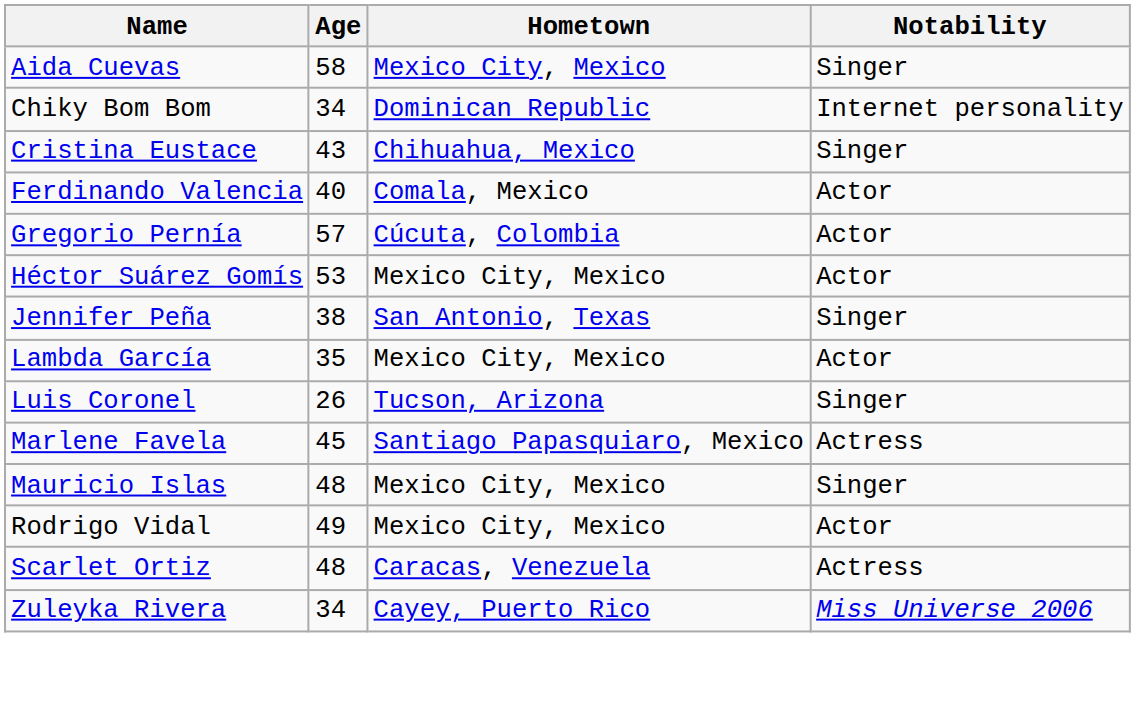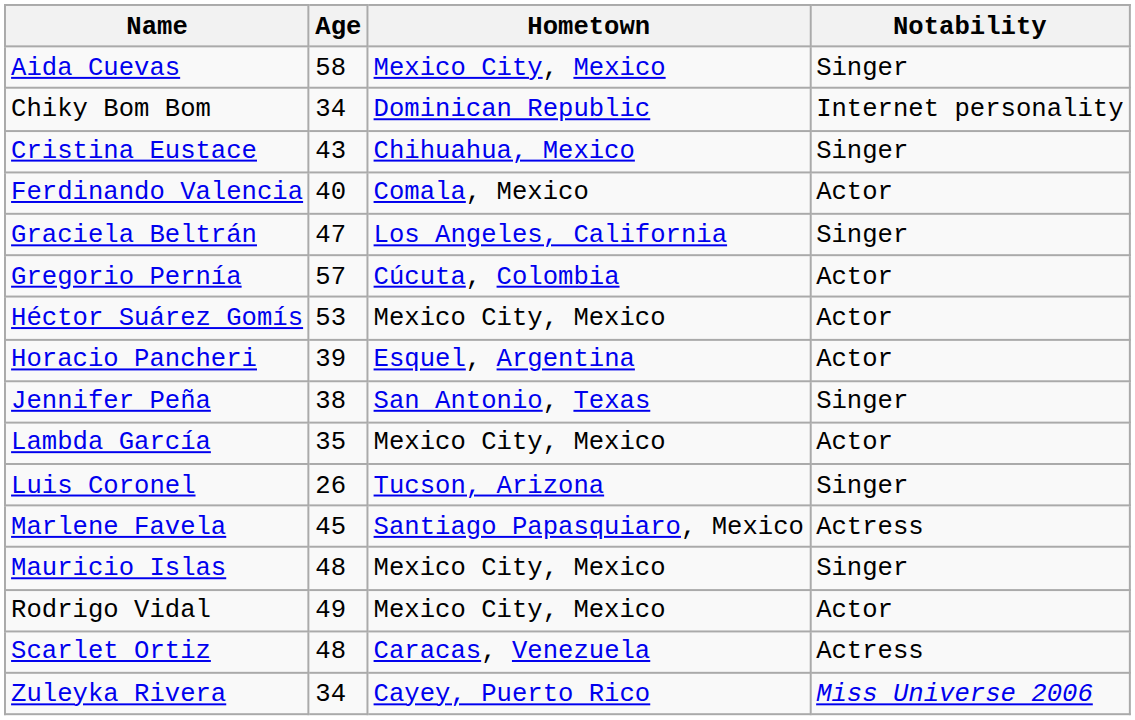+ row: (134, 235)
+ row: (134, 360)
